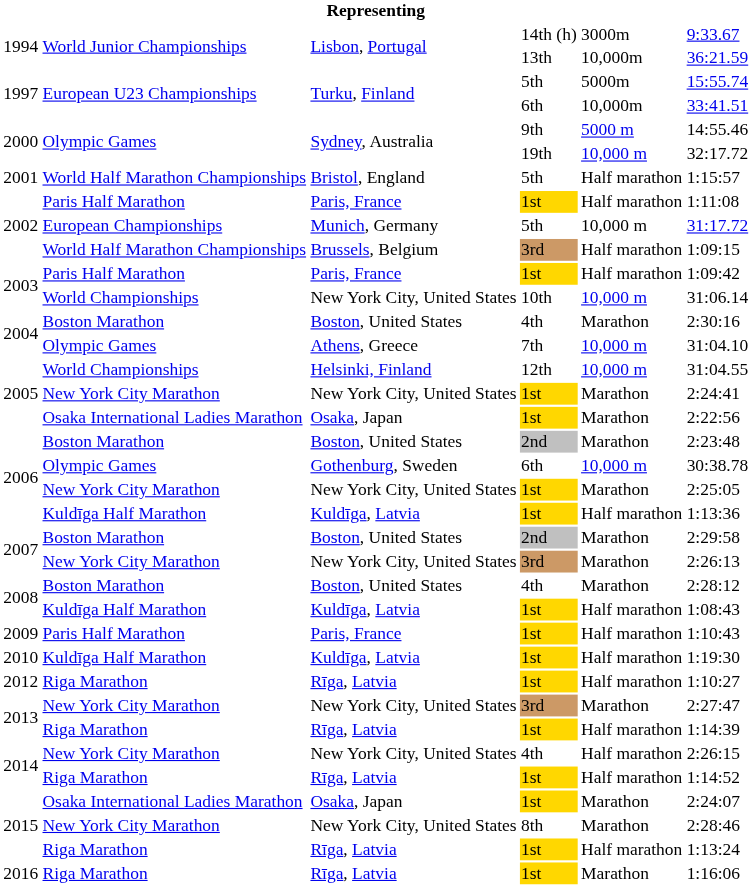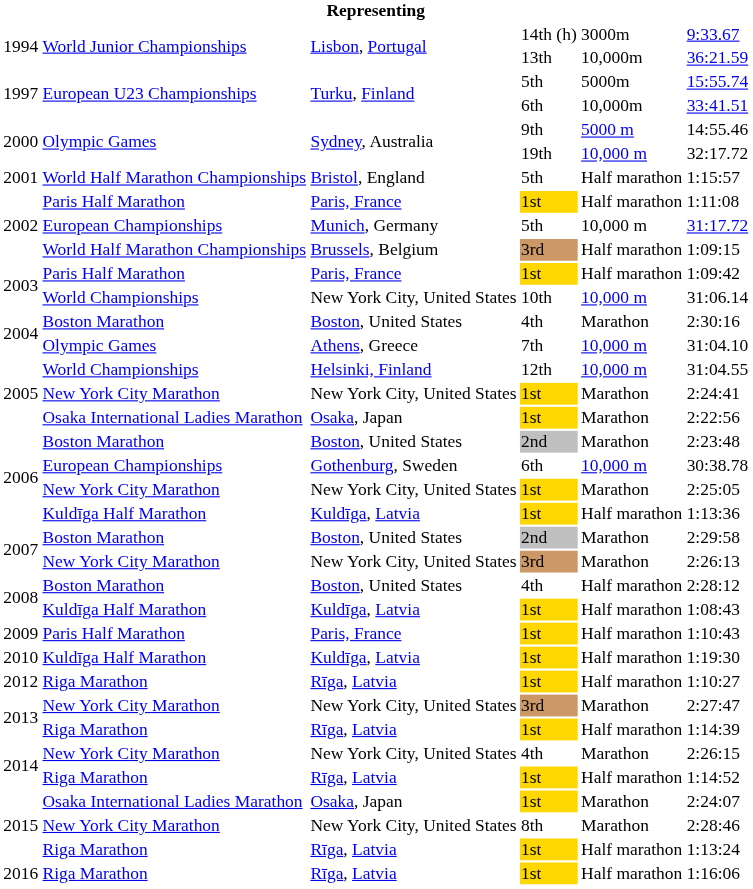(99, 465) Olympic Games -> (132, 465) European Championships
(615, 585) Marathon -> (632, 585) Half marathon
(632, 753) Half marathon -> (615, 753) Marathon
(615, 873) Marathon -> (632, 873) Half marathon
